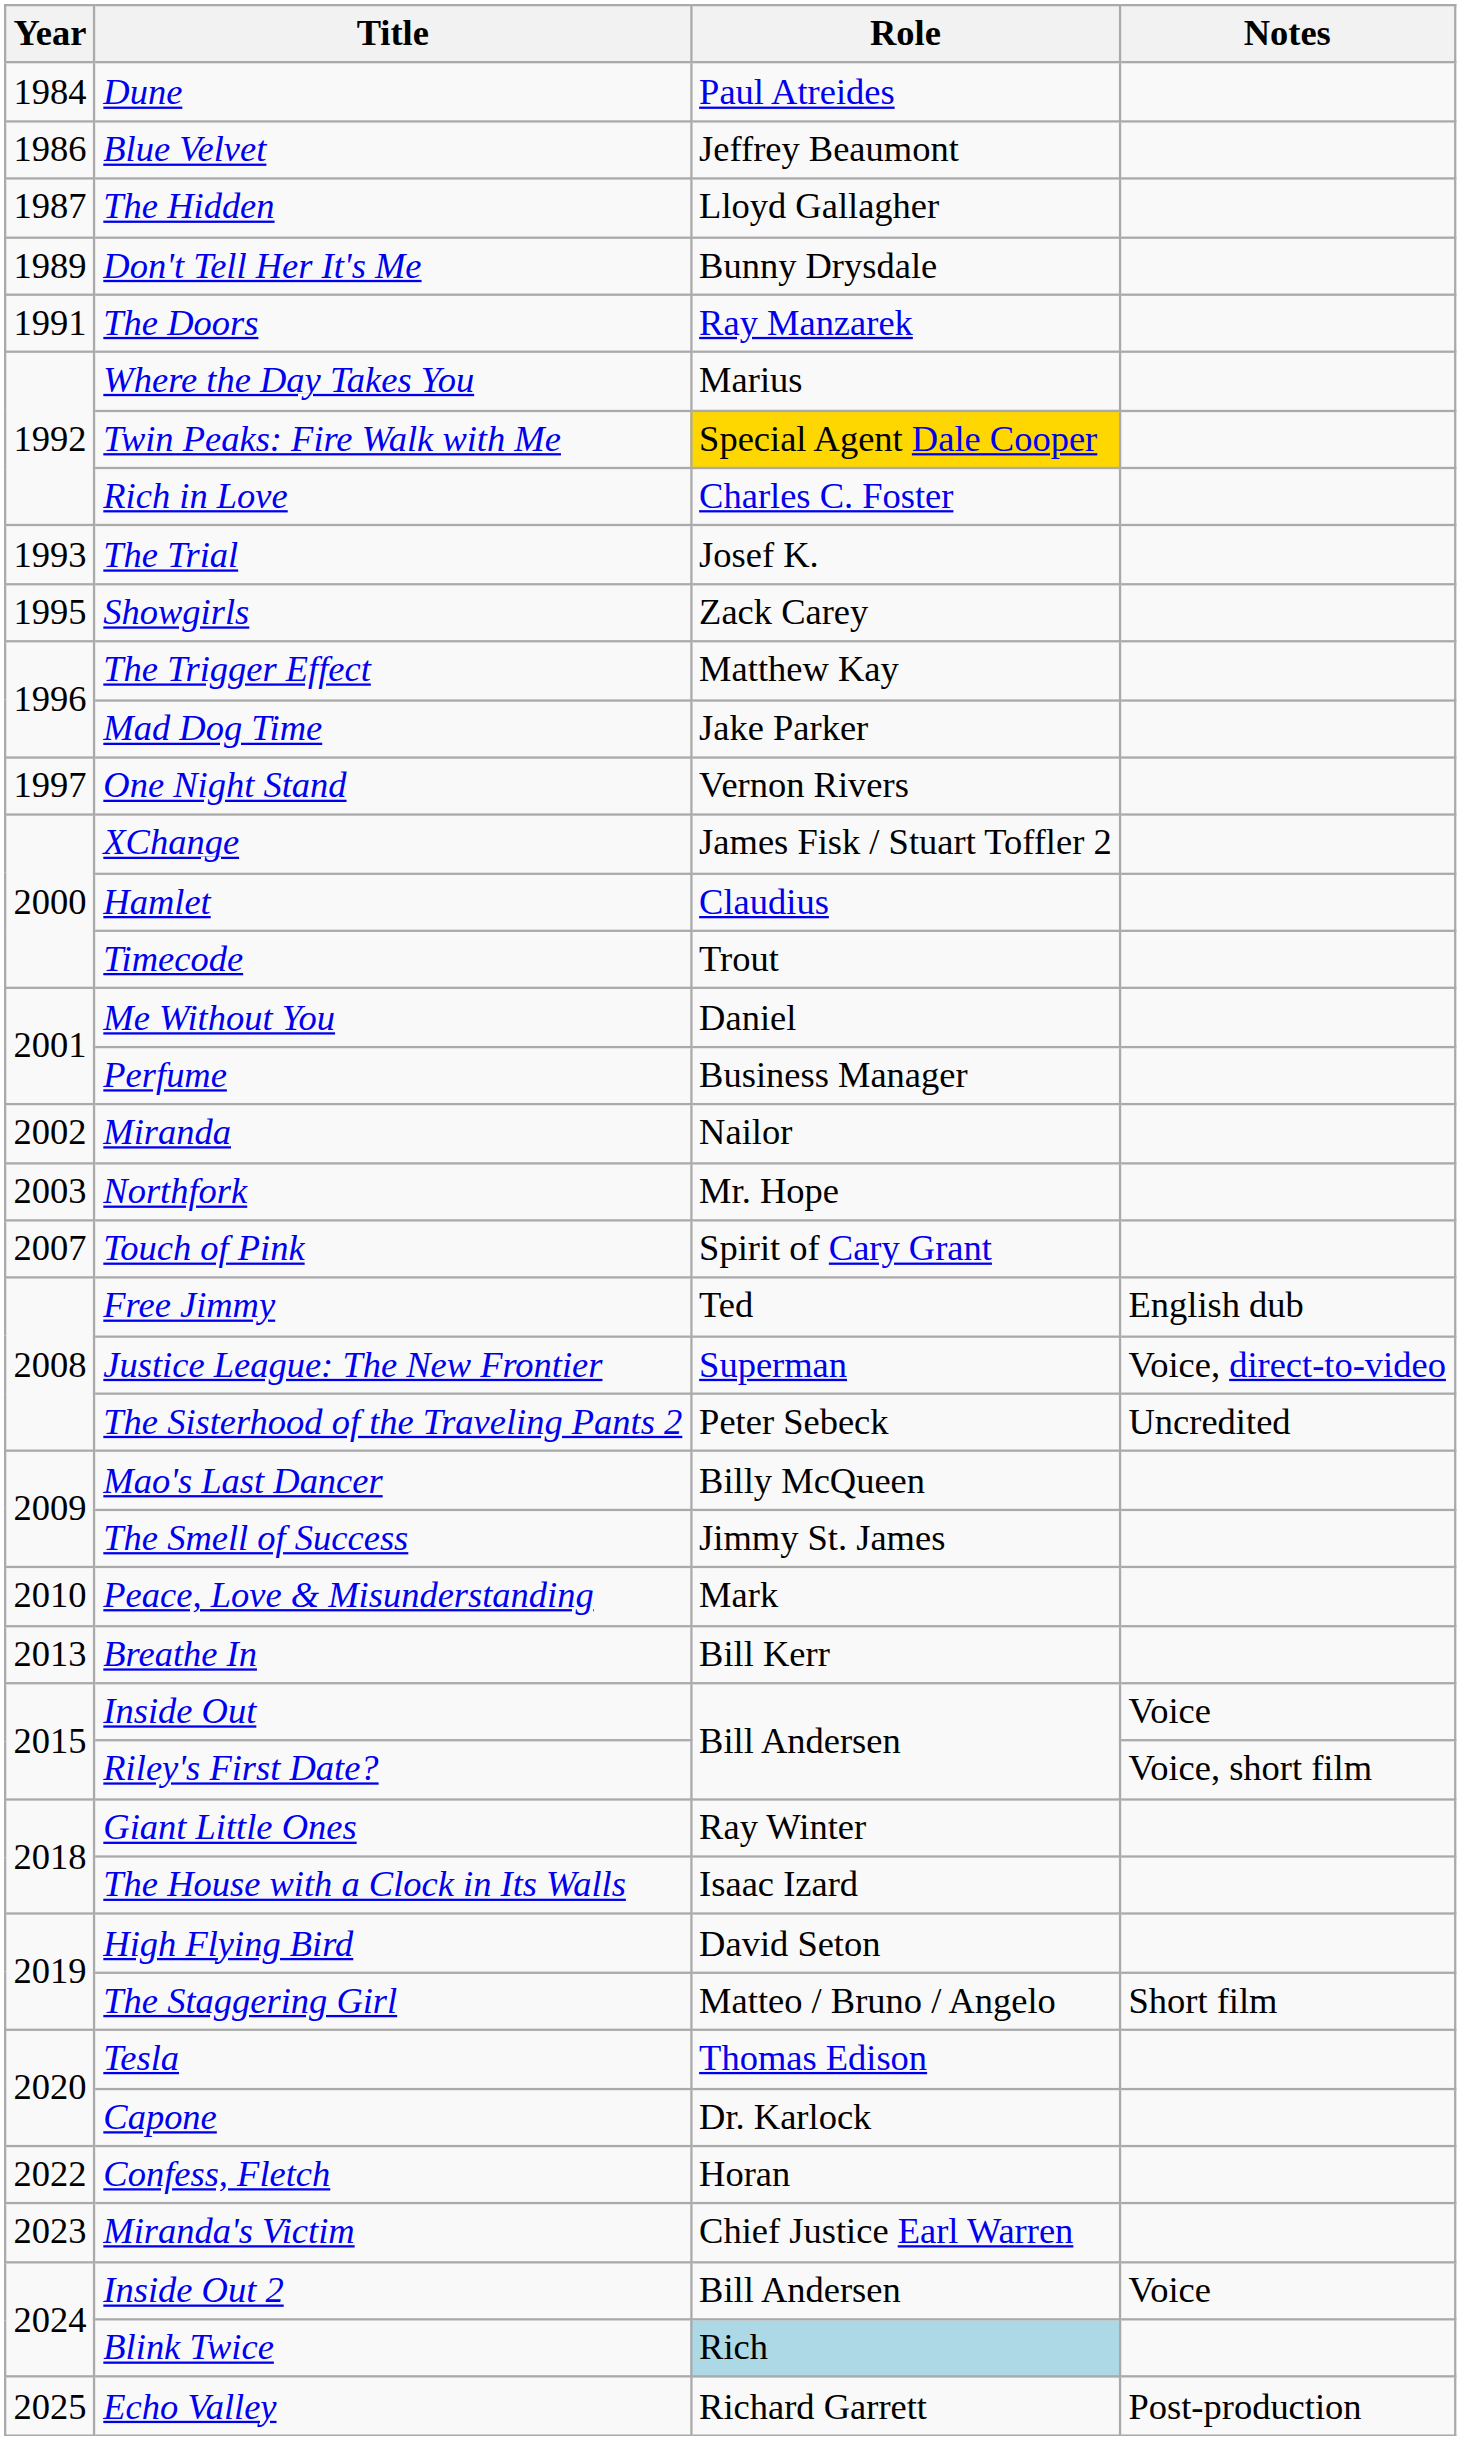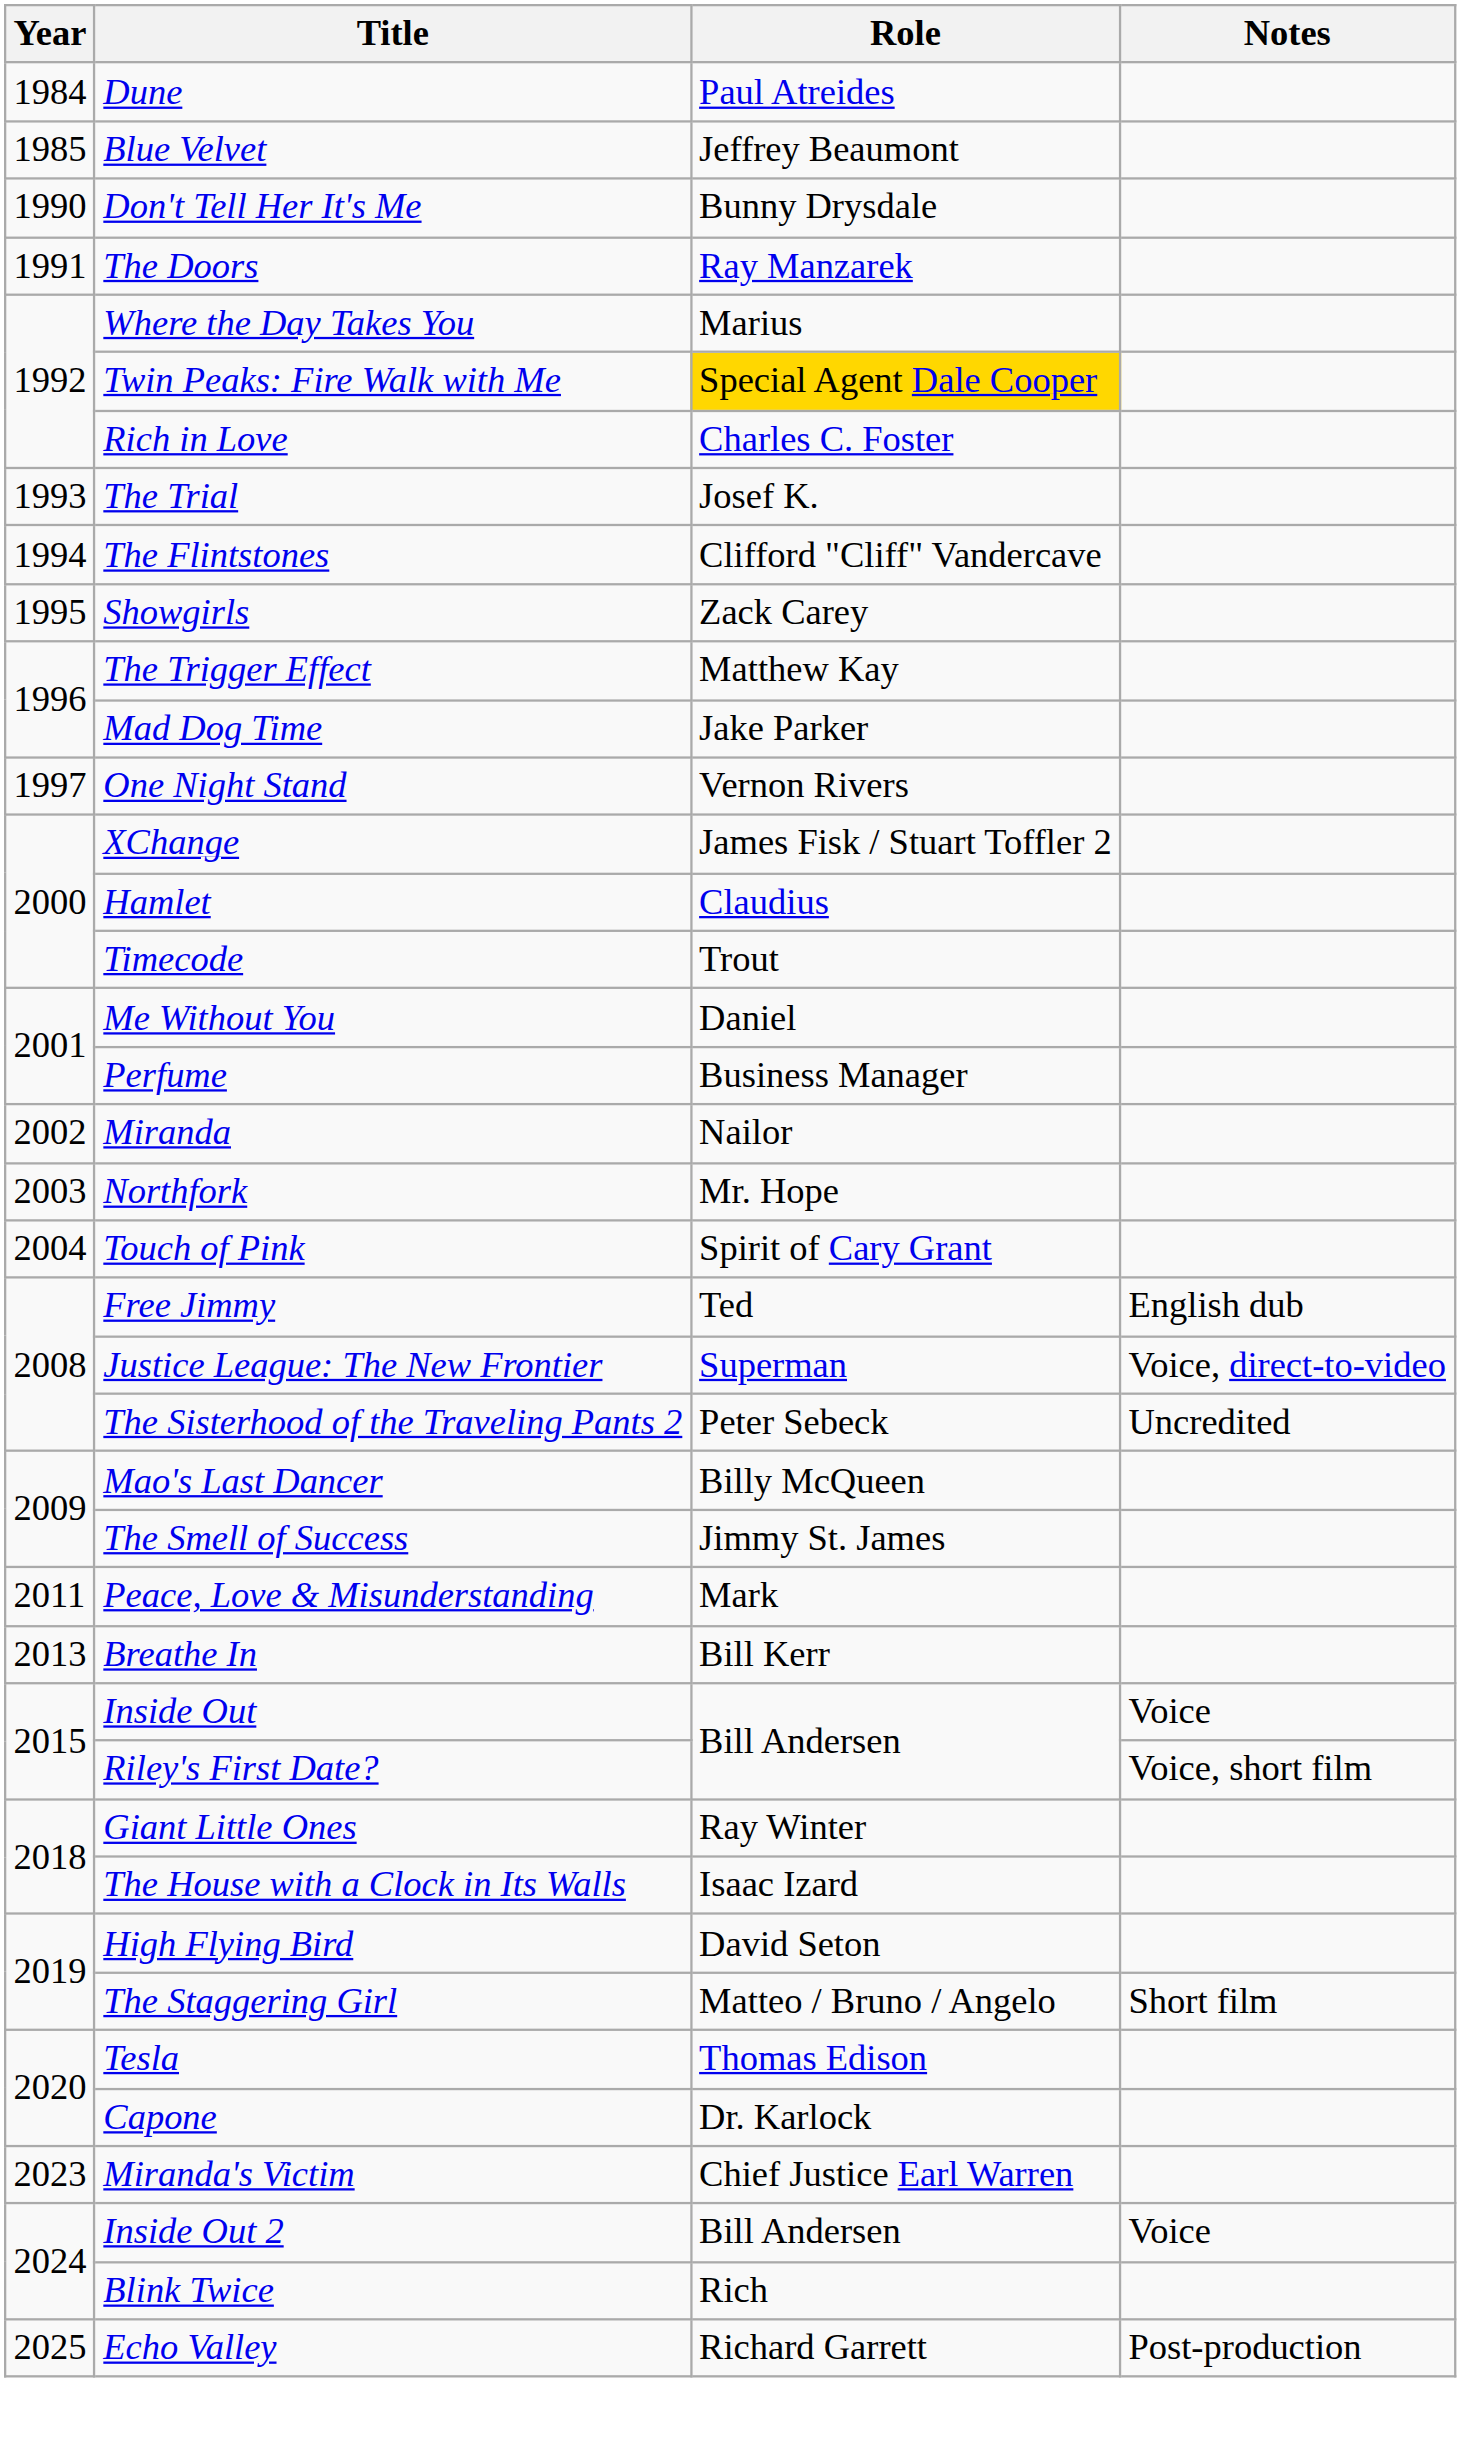(50, 149) 1986 -> (50, 149) 1985
- row: (189, 206)
(50, 264) 1989 -> (50, 206) 1990
+ row: (216, 554)
(50, 1248) 2007 -> (50, 1248) 2004
(50, 1595) 2010 -> (49, 1595) 2011
- row: (217, 2174)
(734, 2347) lightblue background -> (734, 2289) no background
